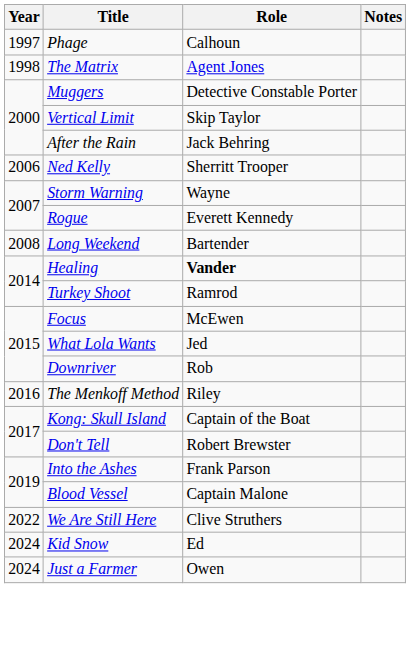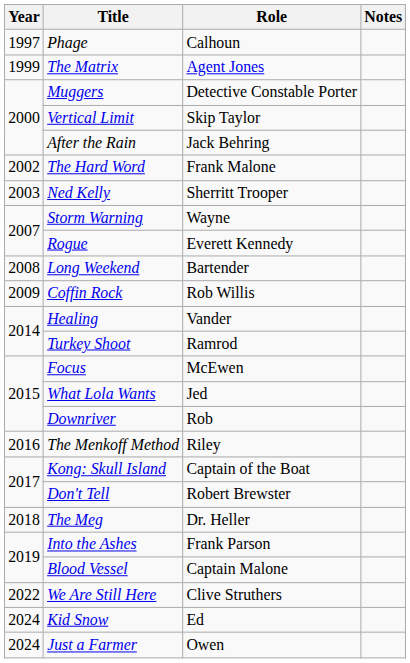(24, 67) 1998 -> (24, 67) 1999
+ row: (96, 167)
(24, 167) 2006 -> (24, 192) 2003
+ row: (85, 293)
(211, 268) bold -> (209, 318) normal
+ row: (75, 519)
